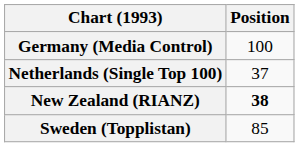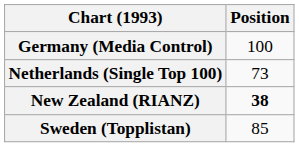(260, 73) 37 -> (260, 73) 73
